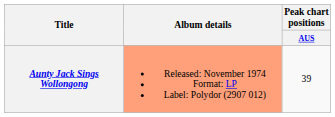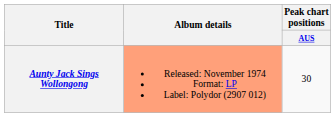(306, 79) 39 -> (306, 79) 30
